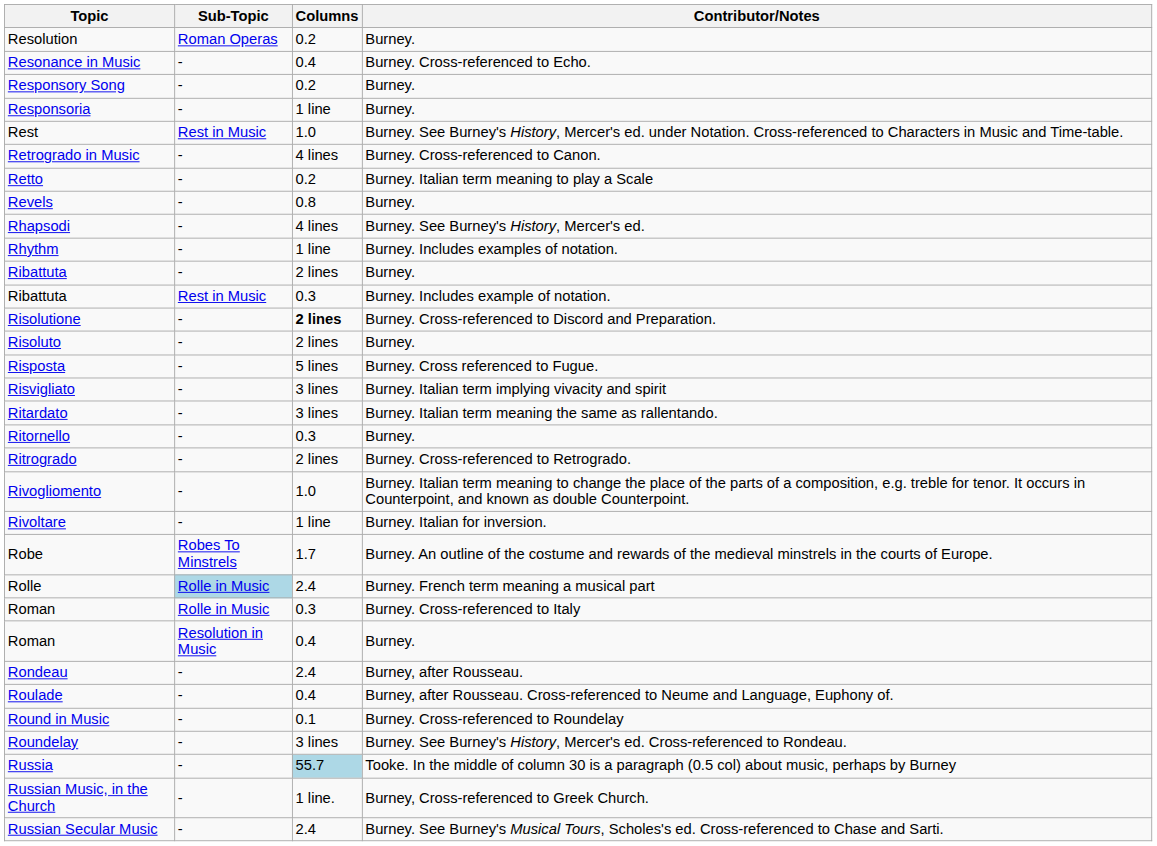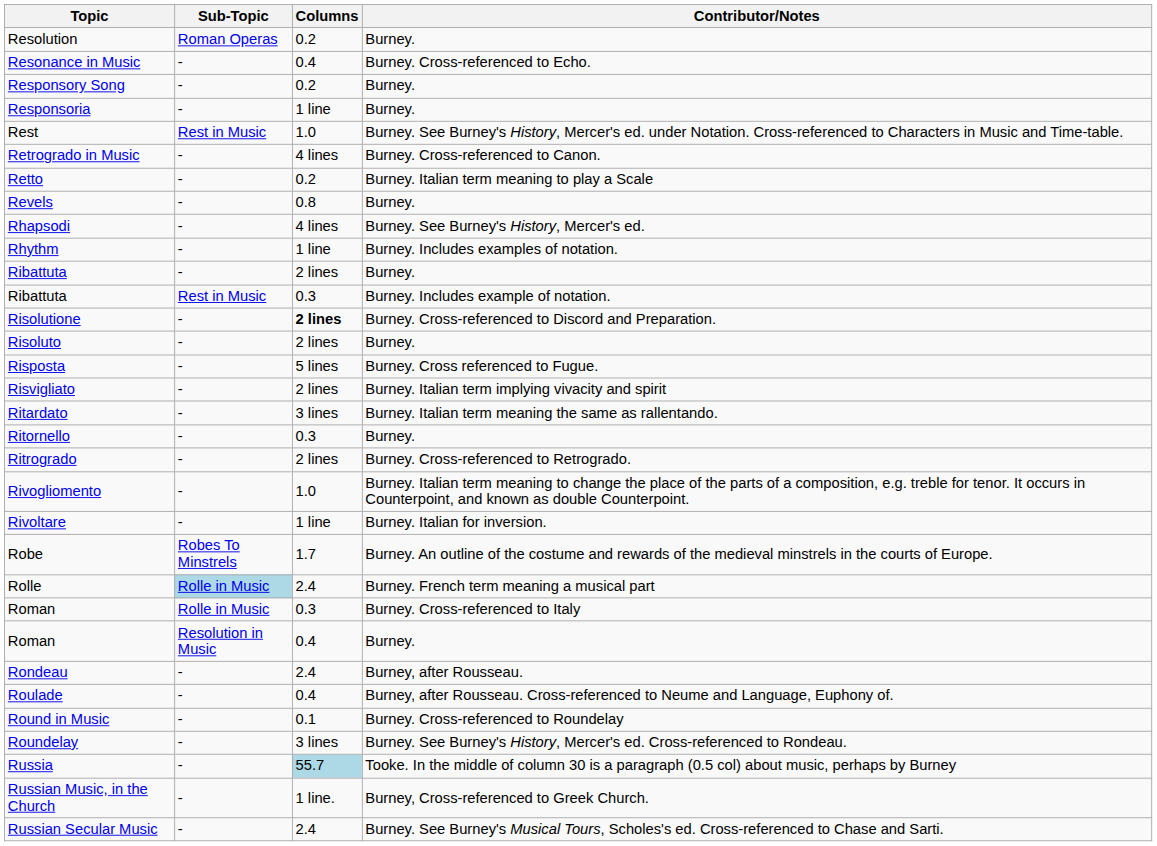(317, 389) 3 lines -> (317, 389) 2 lines
